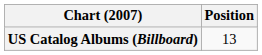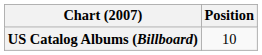(229, 38) 13 -> (229, 38) 10
